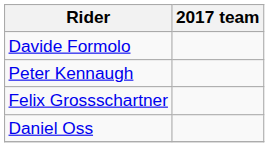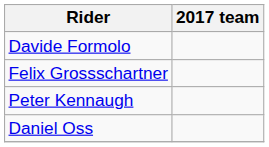rows swapped: (88, 100) <-> (71, 73)
